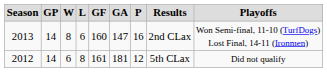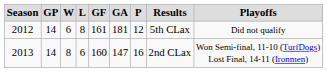rows swapped: (23, 59) <-> (23, 36)
